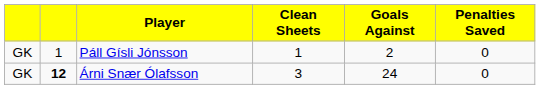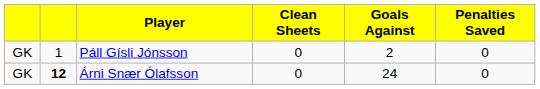(298, 52) 1 -> (298, 52) 0
(298, 73) 3 -> (298, 73) 0
